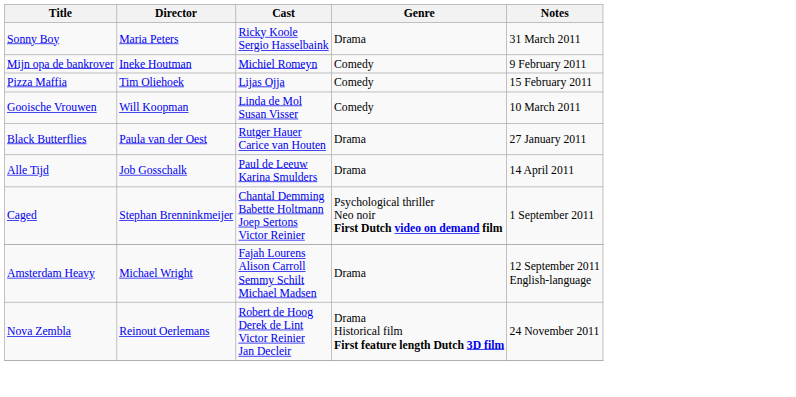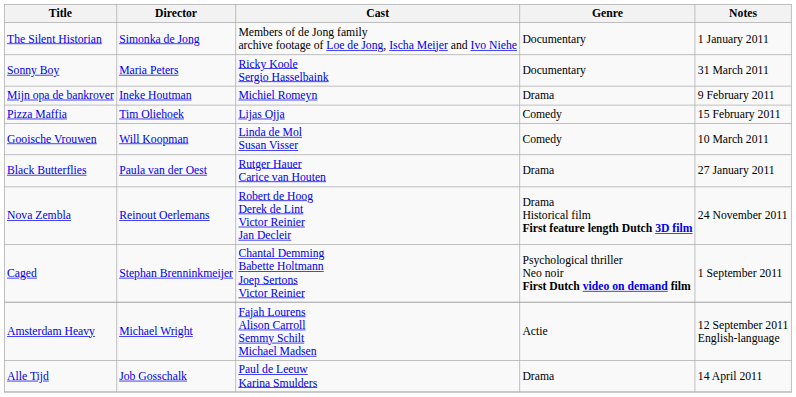+ row: (54, 38)
(350, 38) Drama -> (554, 70) Documentary
(354, 63) Comedy -> (538, 95) Drama
rows swapped: (28, 170) <-> (39, 331)
(350, 273) Drama -> (535, 331) Actie
